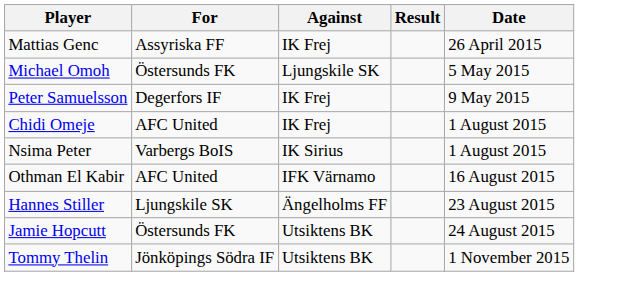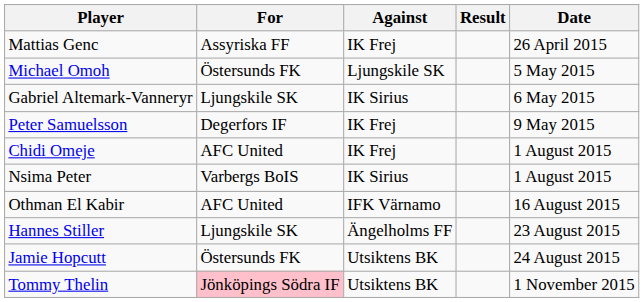+ row: (101, 97)
(205, 257) no background -> (270, 284) pink background
